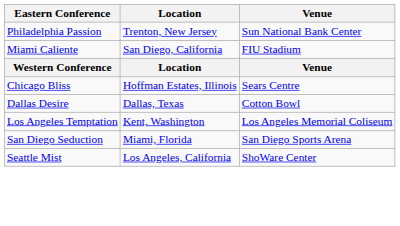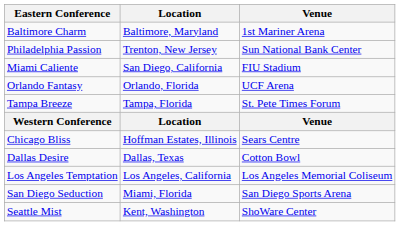+ row: (47, 31)
+ row: (45, 85)
+ row: (40, 103)
(164, 121) Kent, Washington -> (177, 175) Los Angeles, California
(177, 157) Los Angeles, California -> (164, 211) Kent, Washington
